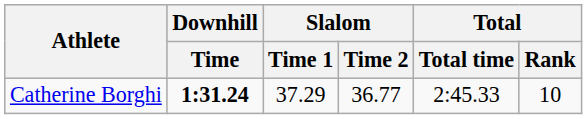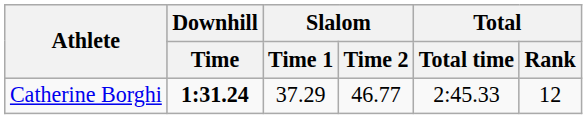(376, 95) 36.77 -> (376, 95) 46.77
(550, 95) 10 -> (550, 95) 12
